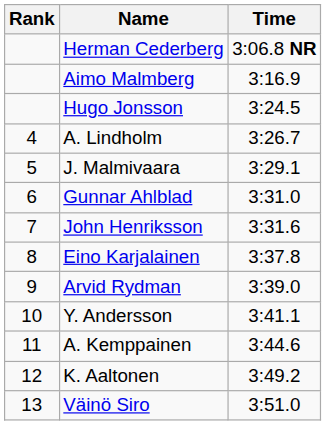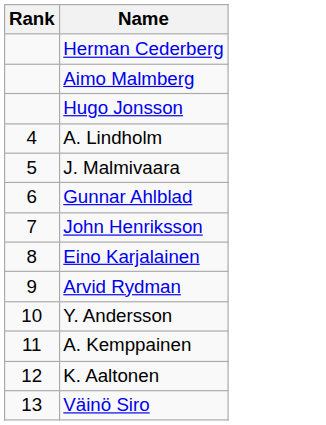- column: (274, 19)
